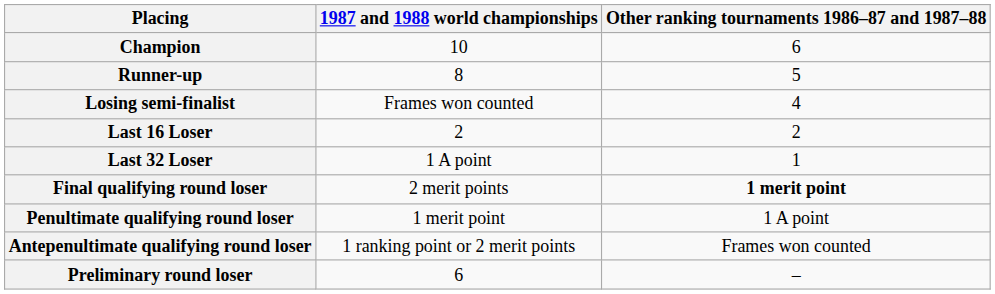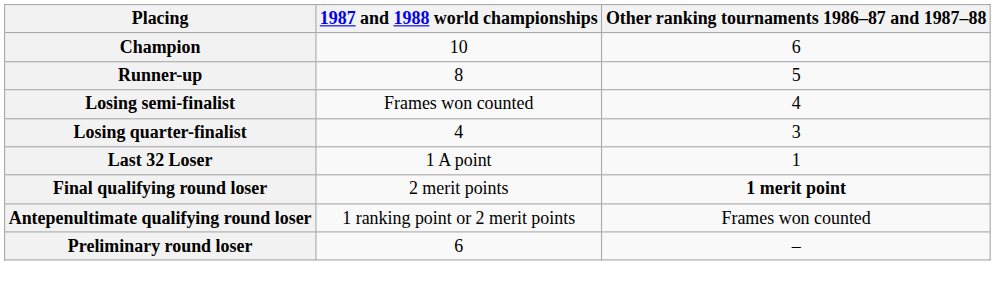+ row: (160, 132)
- row: (160, 132)
- row: (160, 217)
